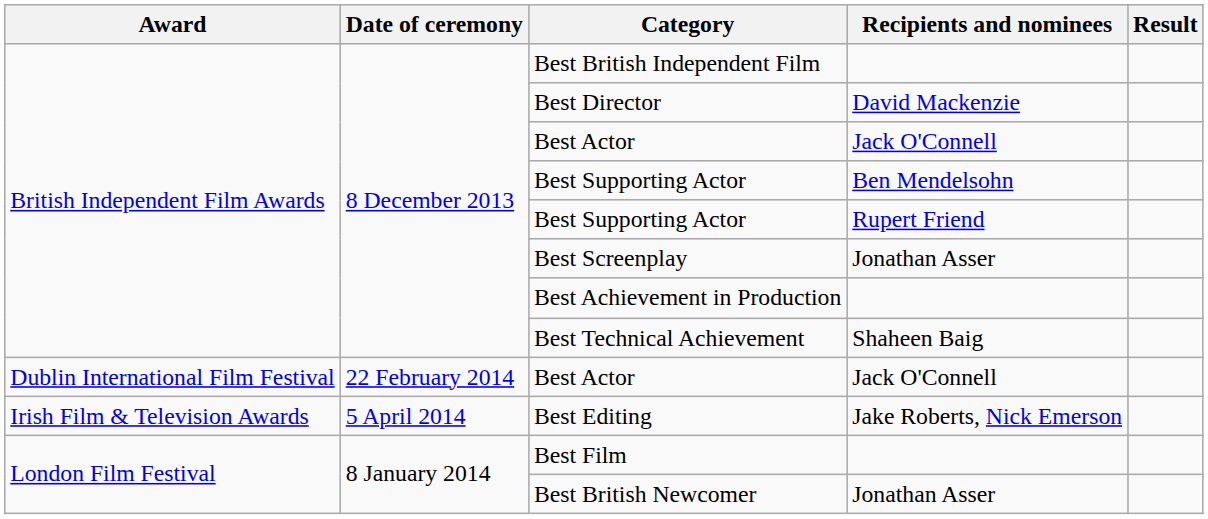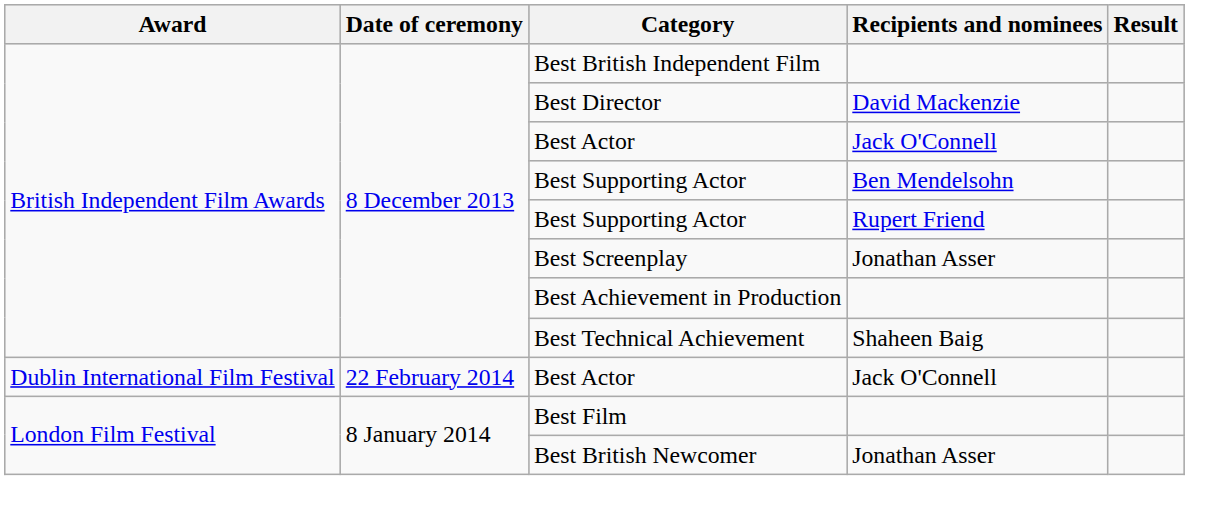- row: (593, 415)
